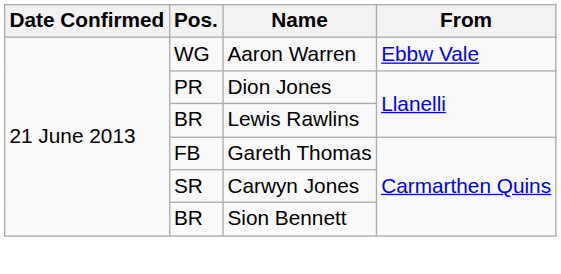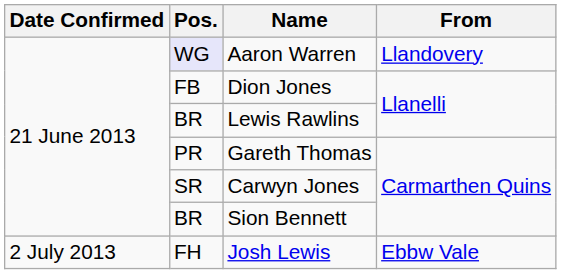(192, 53) no background -> (192, 53) lavender background
(430, 53) Ebbw Vale -> (432, 53) Llandovery
(188, 86) PR -> (187, 86) FB
(187, 152) FB -> (188, 152) PR
+ row: (279, 251)
